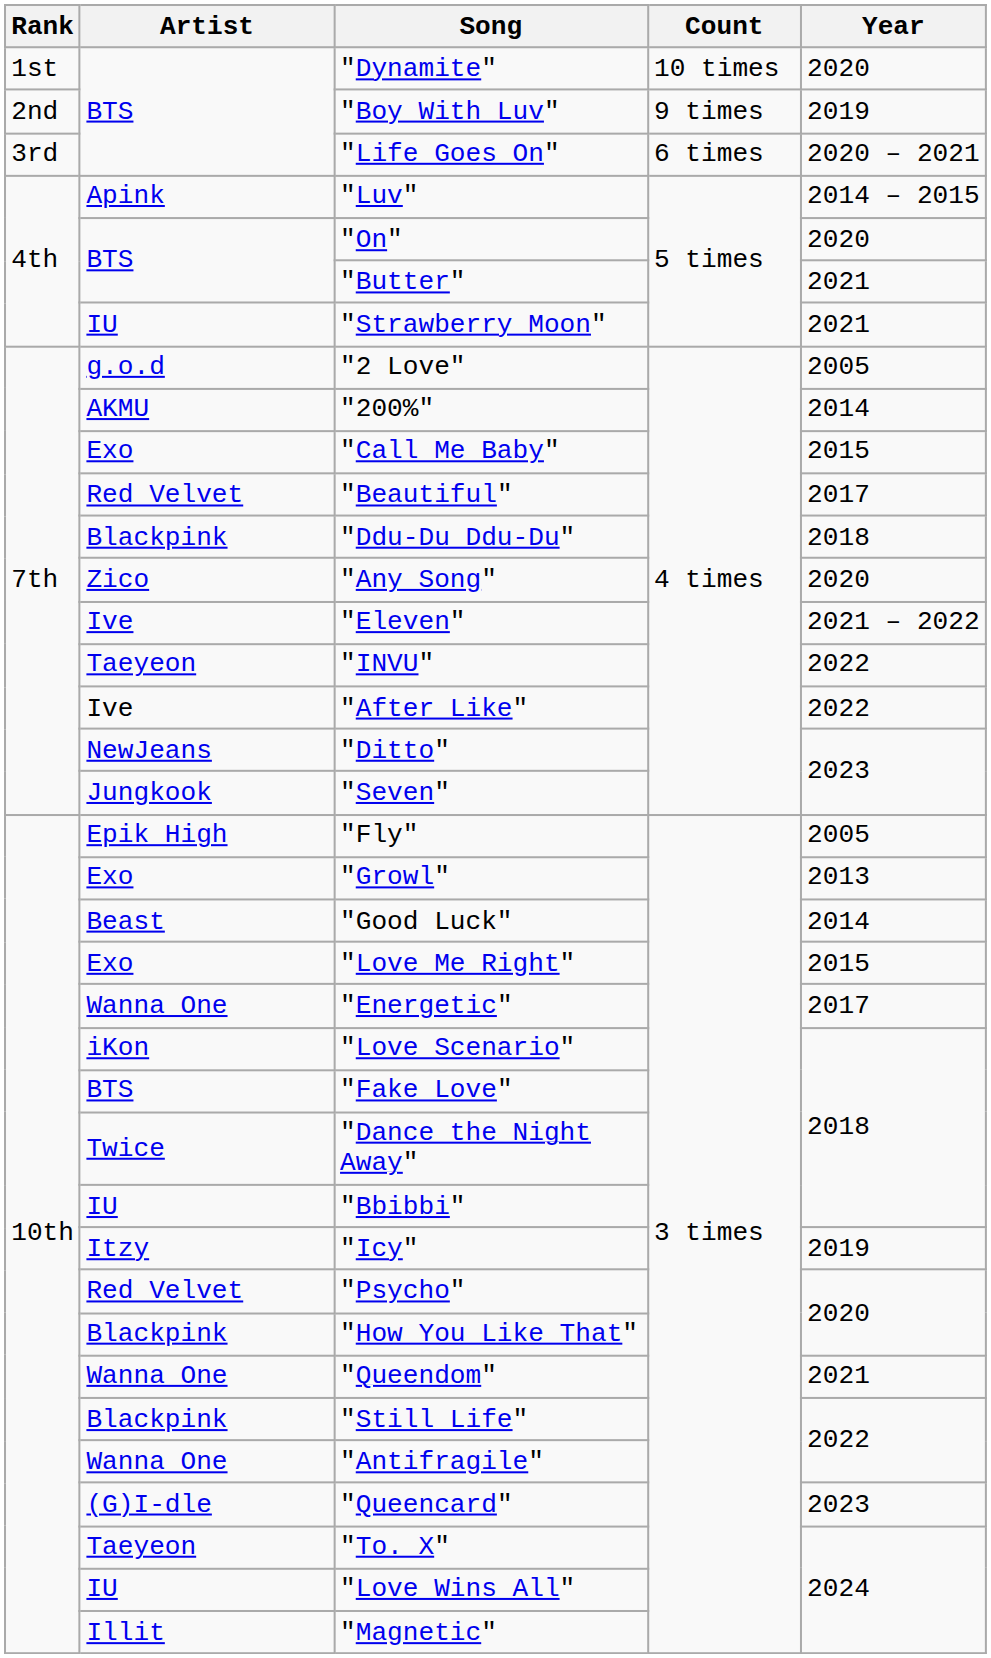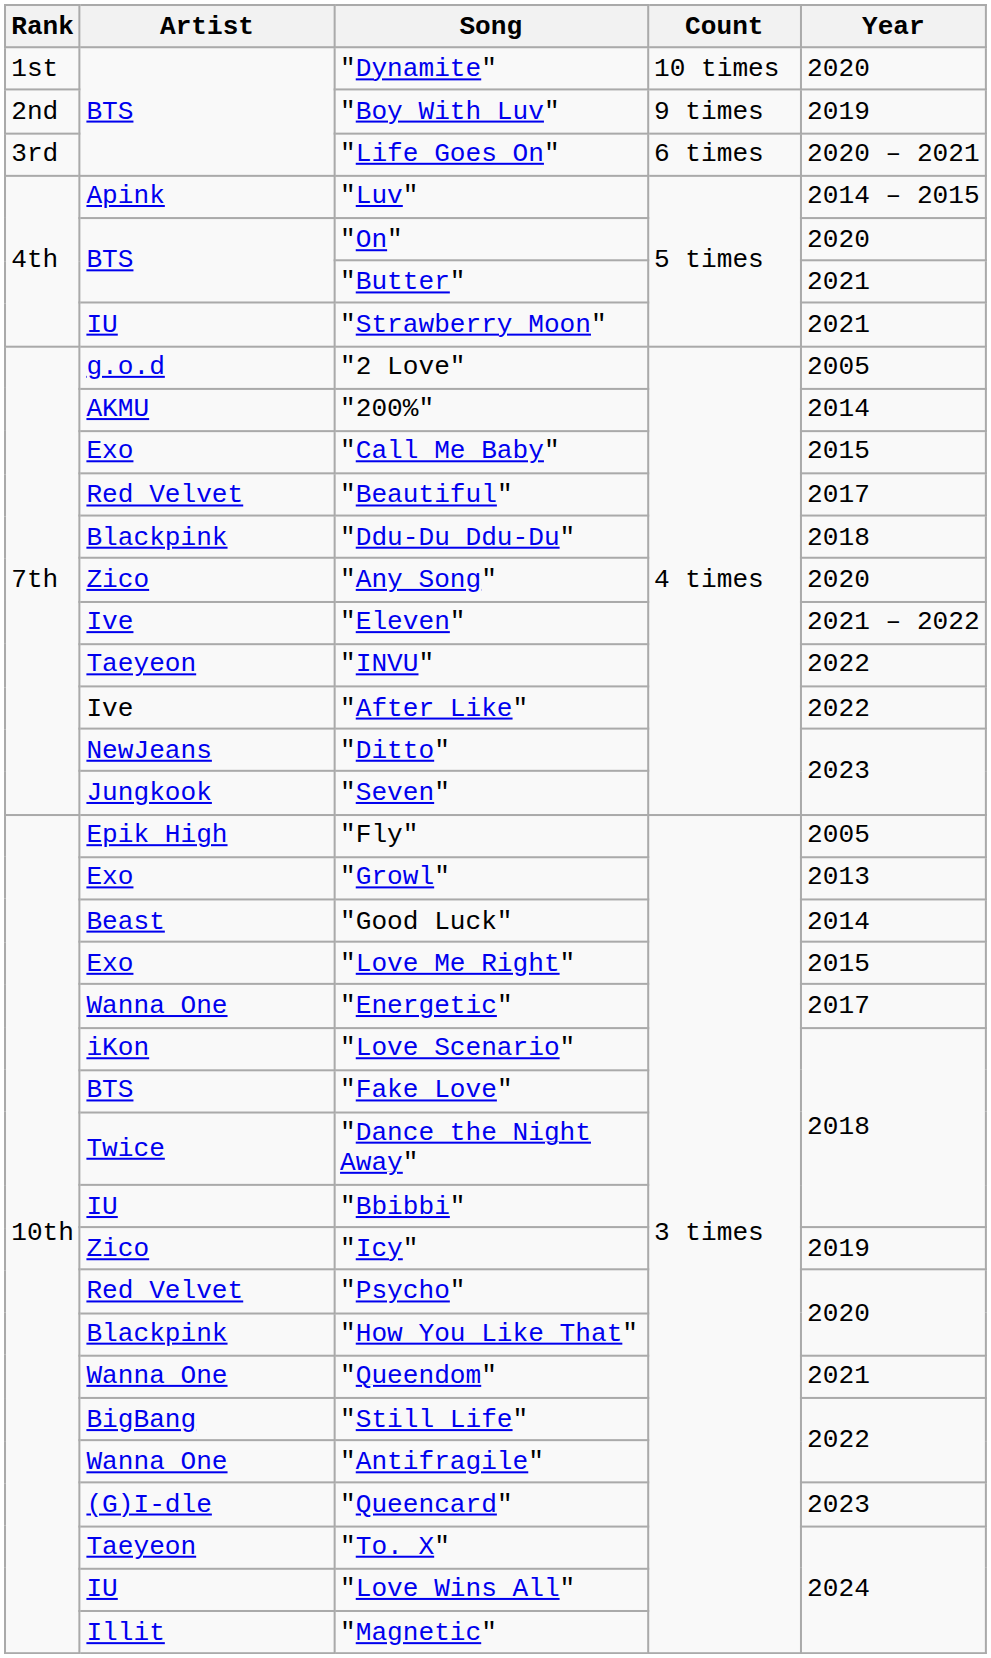(118, 1249) Itzy -> (118, 1249) Zico
(157, 1419) Blackpink -> (141, 1419) BigBang
